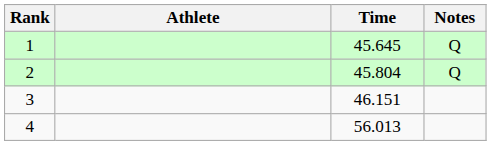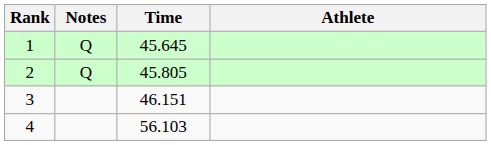columns swapped: (193, 18) <-> (455, 18)
(377, 72) 45.804 -> (163, 72) 45.805
(377, 126) 56.013 -> (163, 126) 56.103
